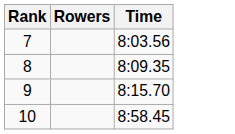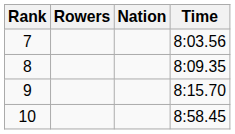+ column: (142, 16)
